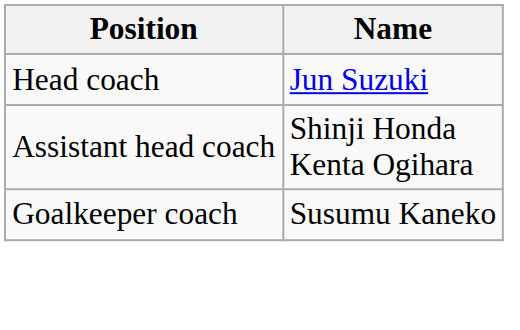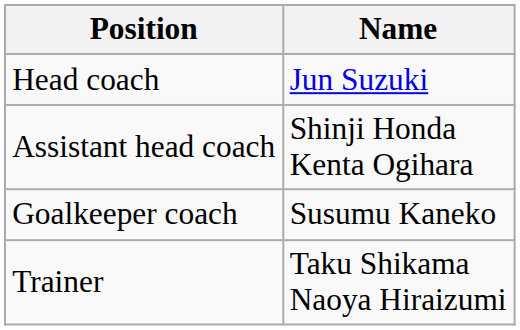+ row: (58, 281)
